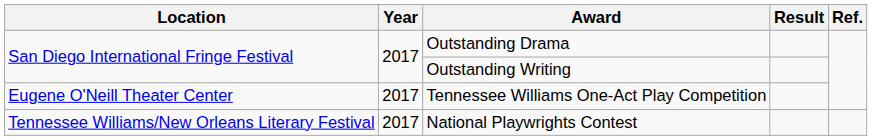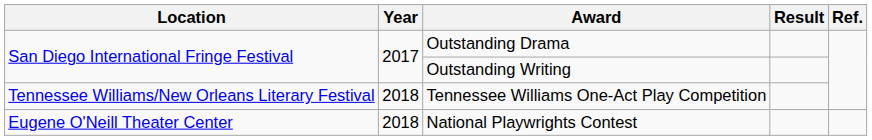(121, 95) Eugene O'Neill Theater Center -> (191, 95) Tennessee Williams/New Orleans Literary Festival
(401, 95) 2017 -> (401, 95) 2018
(191, 122) Tennessee Williams/New Orleans Literary Festival -> (121, 122) Eugene O'Neill Theater Center
(401, 122) 2017 -> (401, 122) 2018
